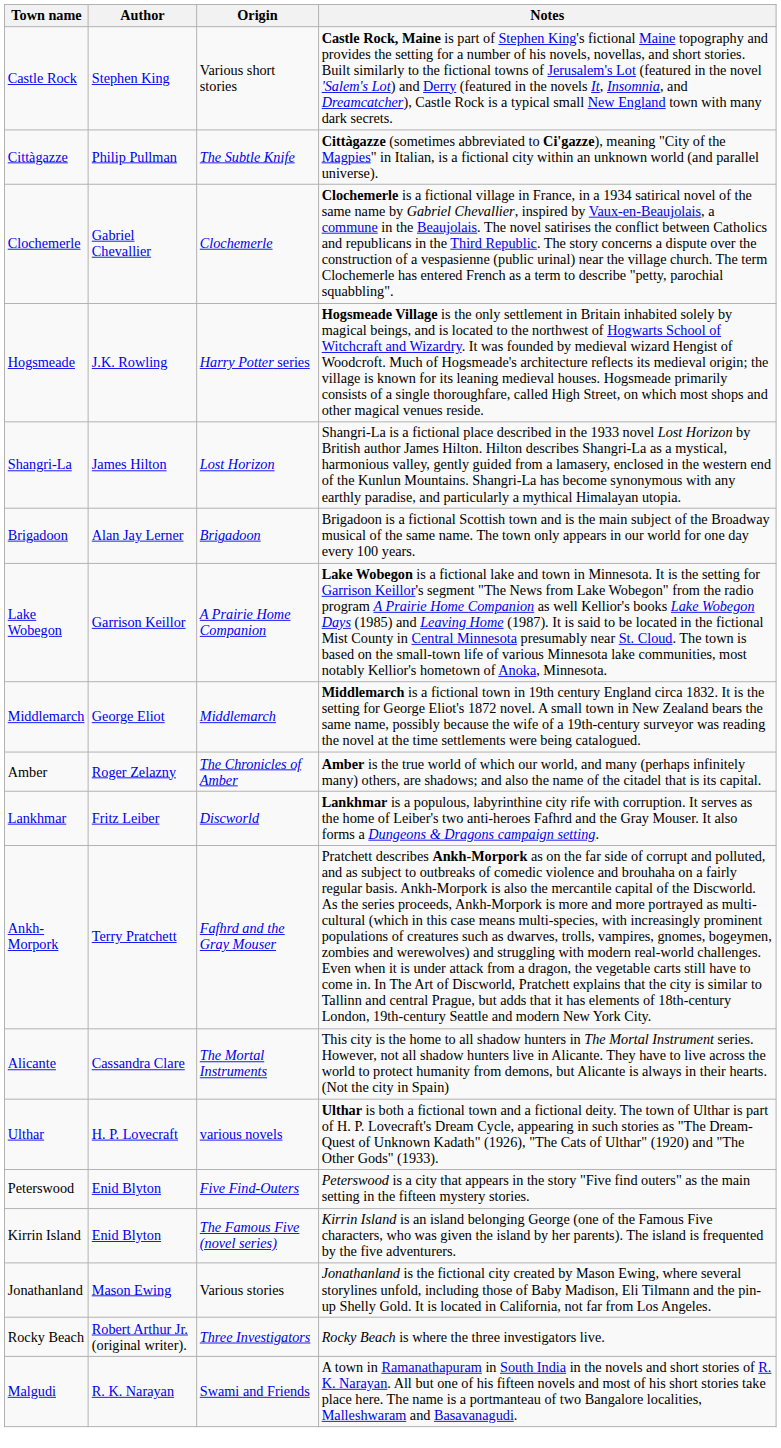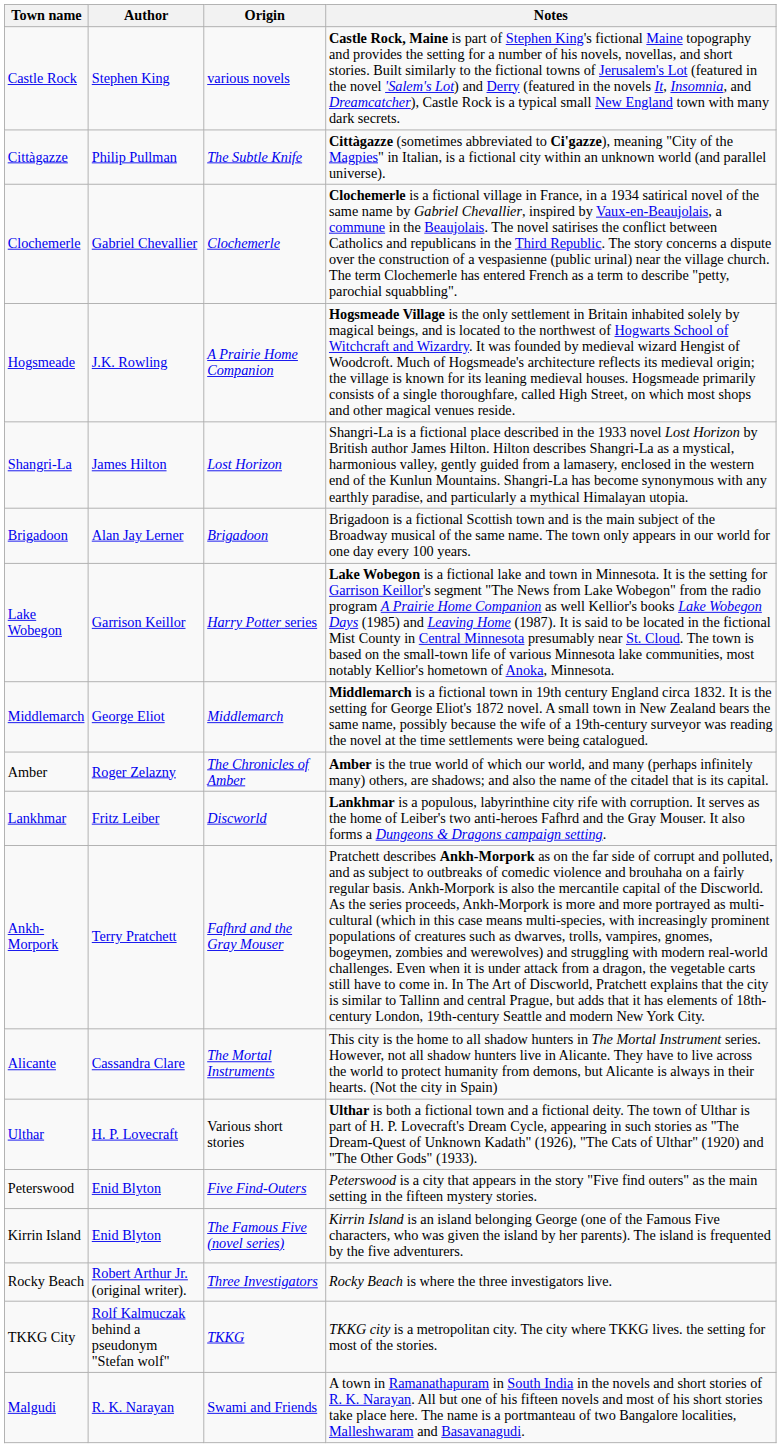(238, 78) Various short stories -> (249, 78) various novels
(255, 362) Harry Potter series -> (253, 362) A Prairie Home Companion
(245, 622) A Prairie Home Companion -> (262, 622) Harry Potter series
(241, 1134) various novels -> (245, 1134) Various short stories
- row: (45, 1290)
+ row: (42, 1336)
